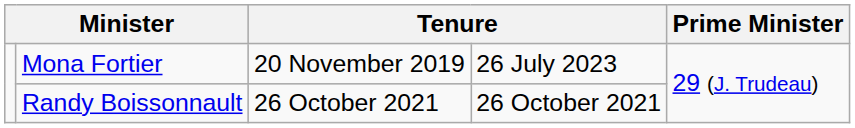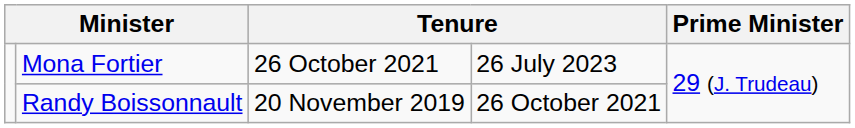(359, 63) 20 November 2019 -> (346, 63) 26 October 2021
(346, 102) 26 October 2021 -> (359, 102) 20 November 2019
